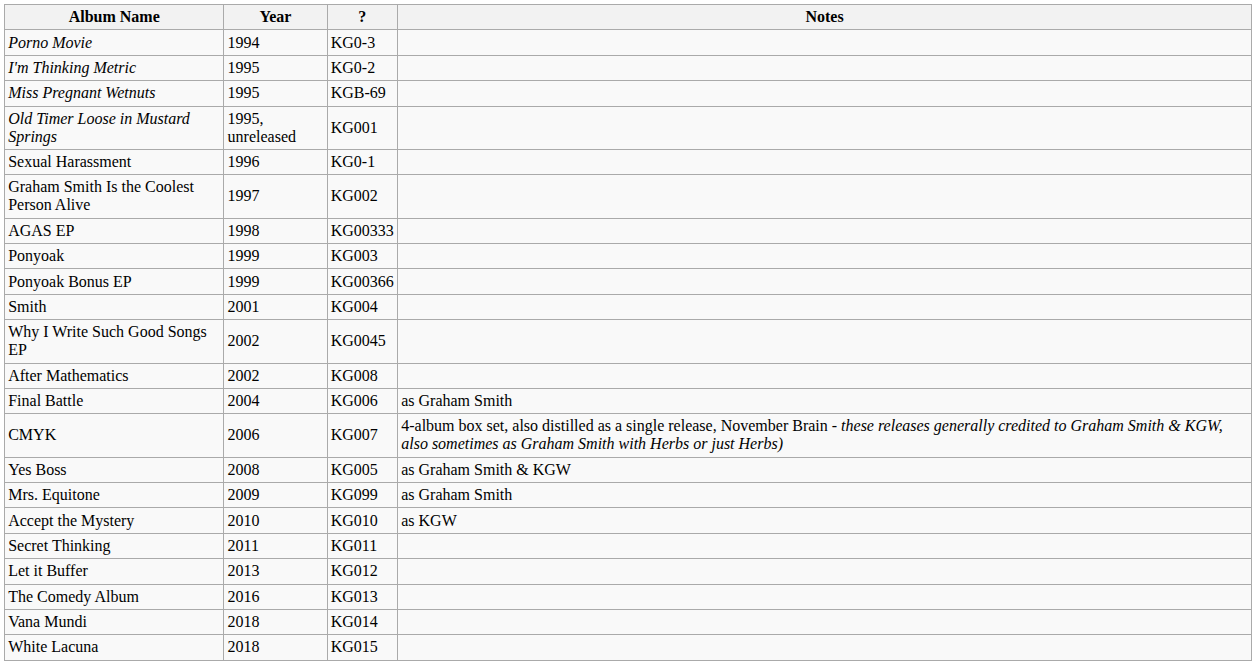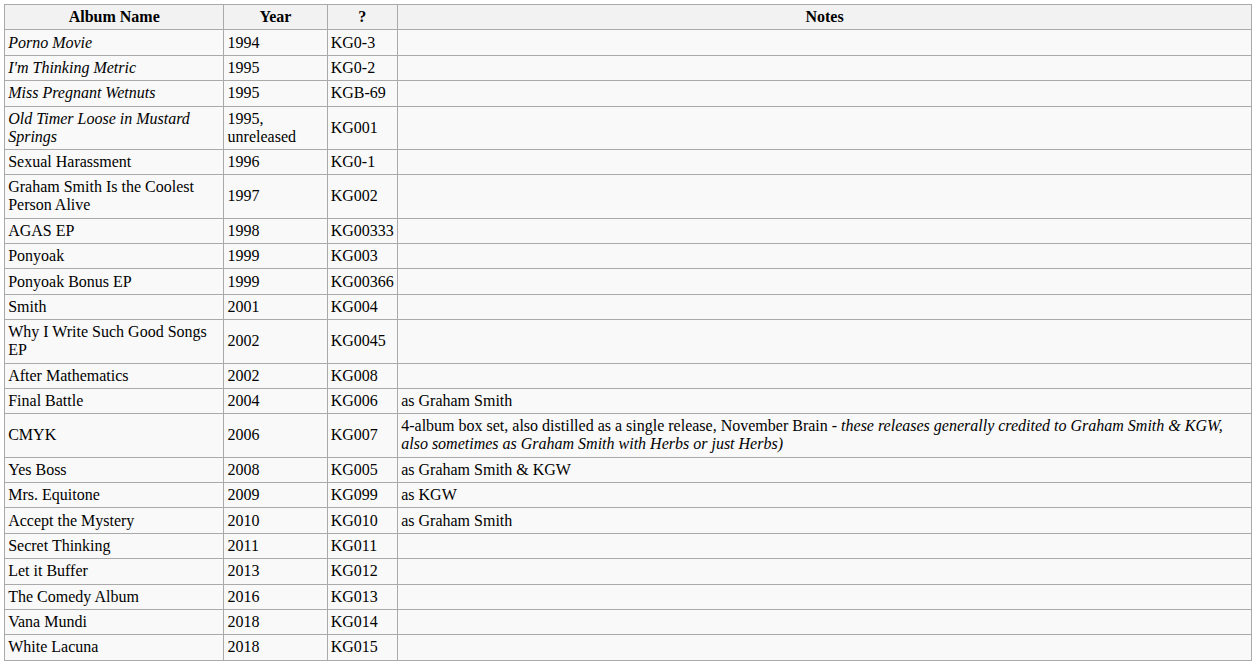(457, 495) as Graham Smith -> (429, 495) as KGW
(429, 520) as KGW -> (457, 520) as Graham Smith
